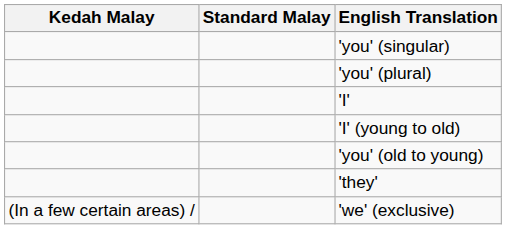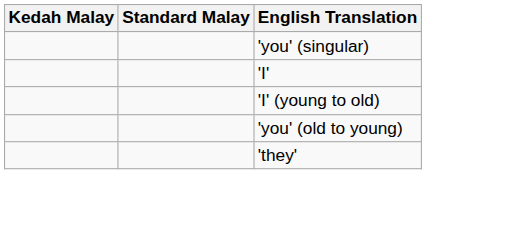- row: (385, 73)
- row: (397, 210)
